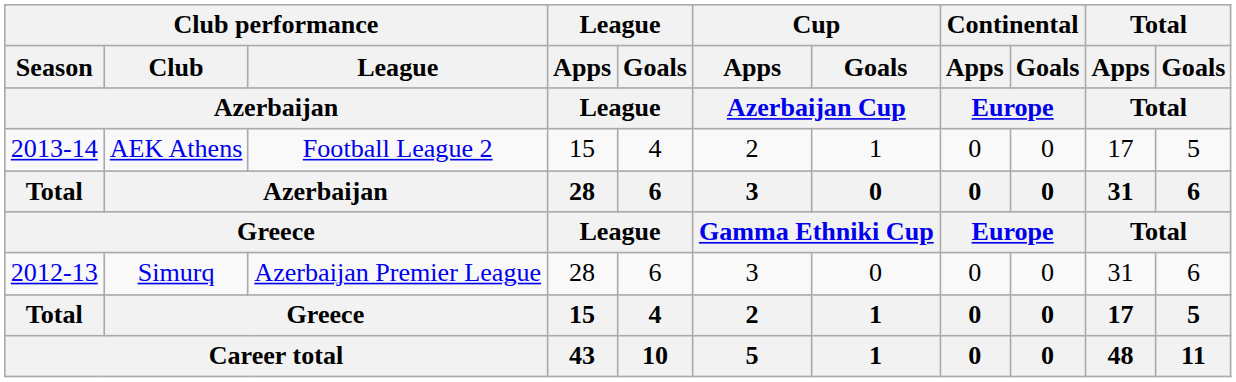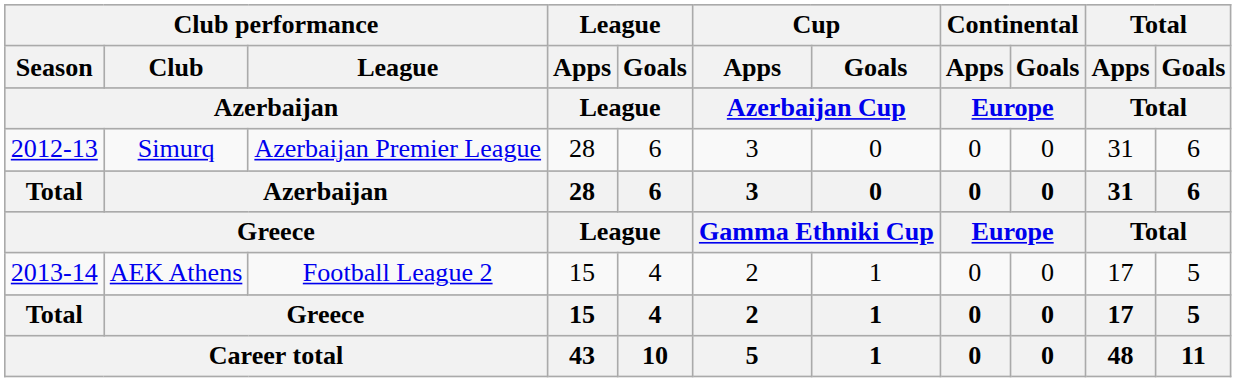rows swapped: (176, 273) <-> (176, 149)
